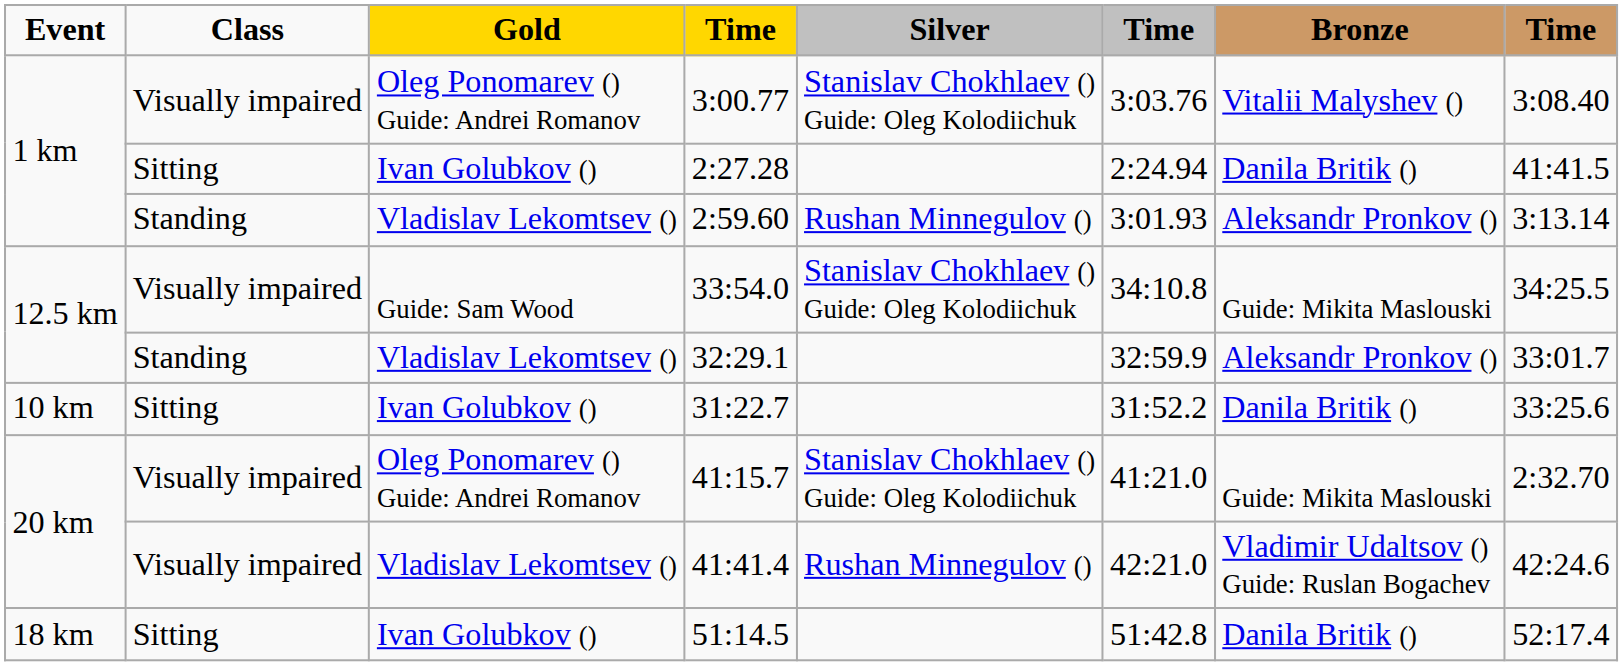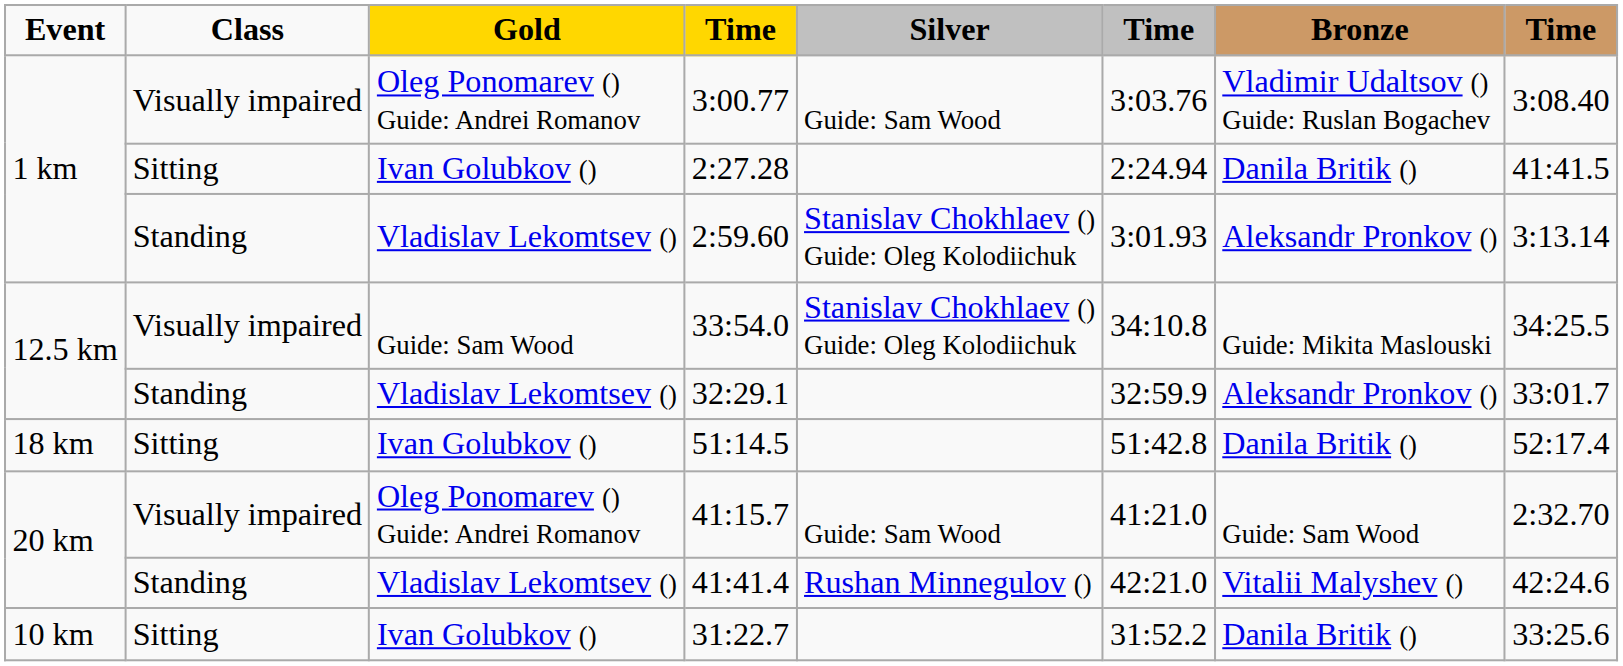(950, 99) Stanislav Chokhlaev () Guide: Oleg Kolodiichuk -> (902, 119) Guide: Sam Wood
(1343, 99) Vitalii Malyshev () -> (1356, 99) Vladimir Udaltsov () Guide: Ruslan Bogachev
(948, 219) Rushan Minnegulov () -> (950, 237) Stanislav Chokhlaev () Guide: Oleg Kolodiichuk
rows swapped: (741, 408) <-> (741, 633)
(950, 477) Stanislav Chokhlaev () Guide: Oleg Kolodiichuk -> (902, 533) Guide: Sam Wood
(1357, 497) Guide: Mikita Maslouski -> (1321, 533) Guide: Sam Wood
(247, 564) Visually impaired -> (190, 582) Standing
(1356, 564) Vladimir Udaltsov () Guide: Ruslan Bogachev -> (1343, 582) Vitalii Malyshev ()
